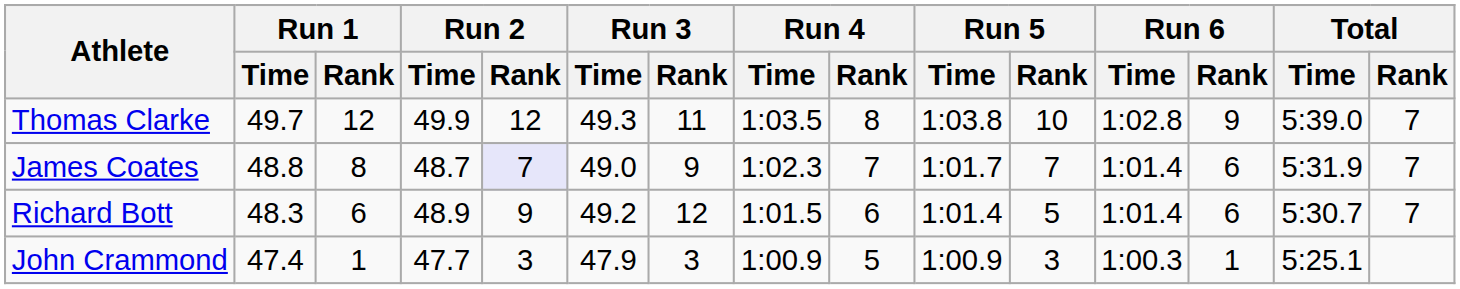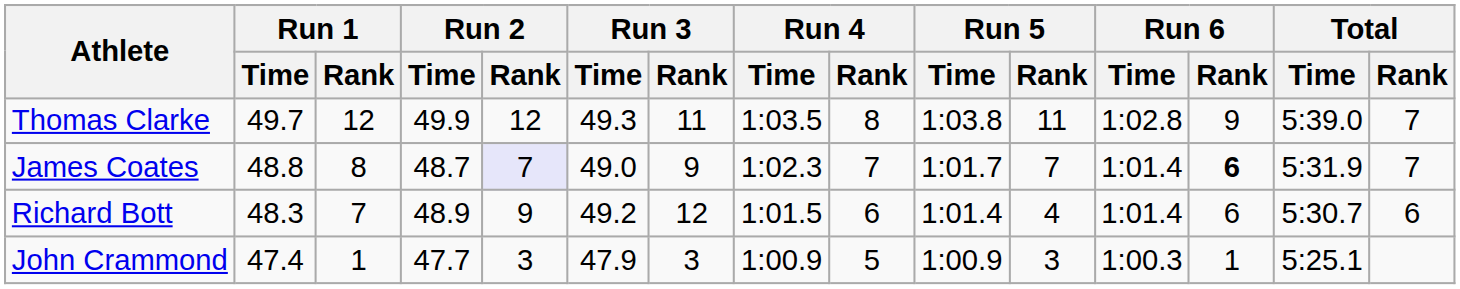(1052, 121) 10 -> (1052, 121) 11
(1232, 167) normal -> (1232, 167) bold
(359, 213) 6 -> (359, 213) 7
(1052, 213) 5 -> (1052, 213) 4
(1412, 213) 7 -> (1412, 213) 6
